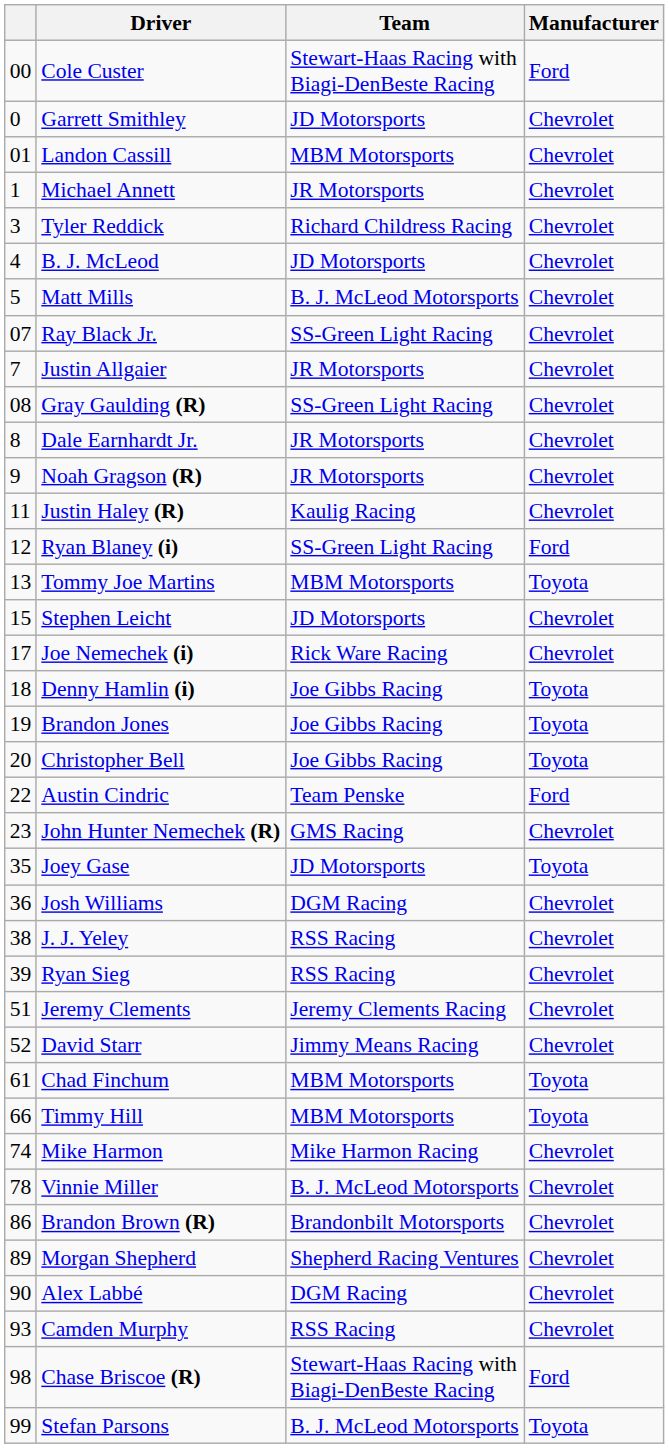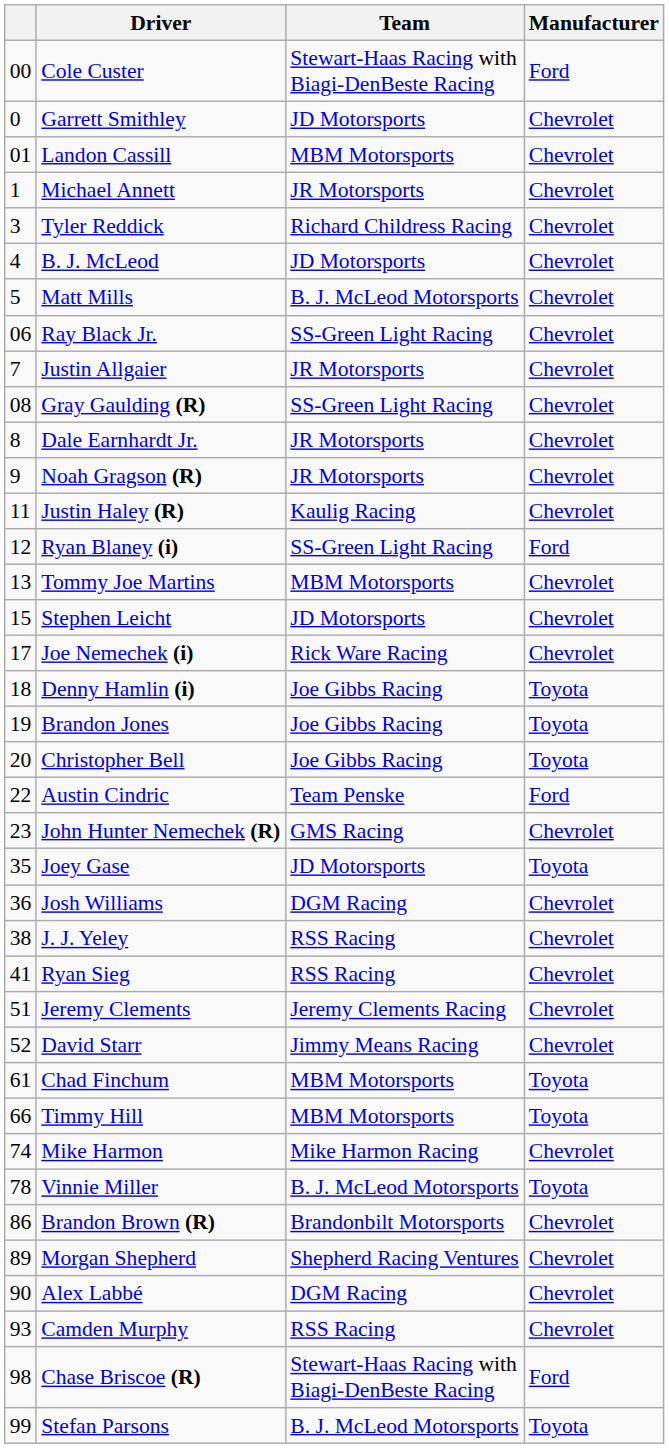(21, 332) 07 -> (21, 332) 06
(559, 581) Toyota -> (571, 581) Chevrolet
(21, 973) 39 -> (21, 973) 41
(571, 1186) Chevrolet -> (559, 1186) Toyota
